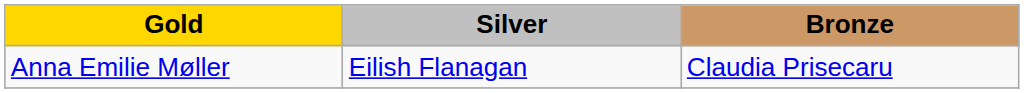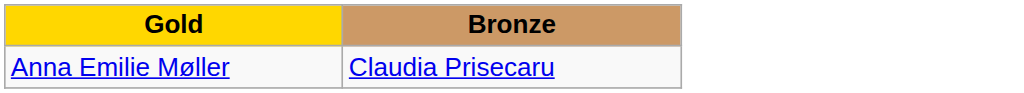- column: (512, 25)
